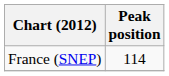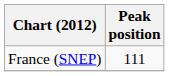(135, 58) 114 -> (135, 58) 111
